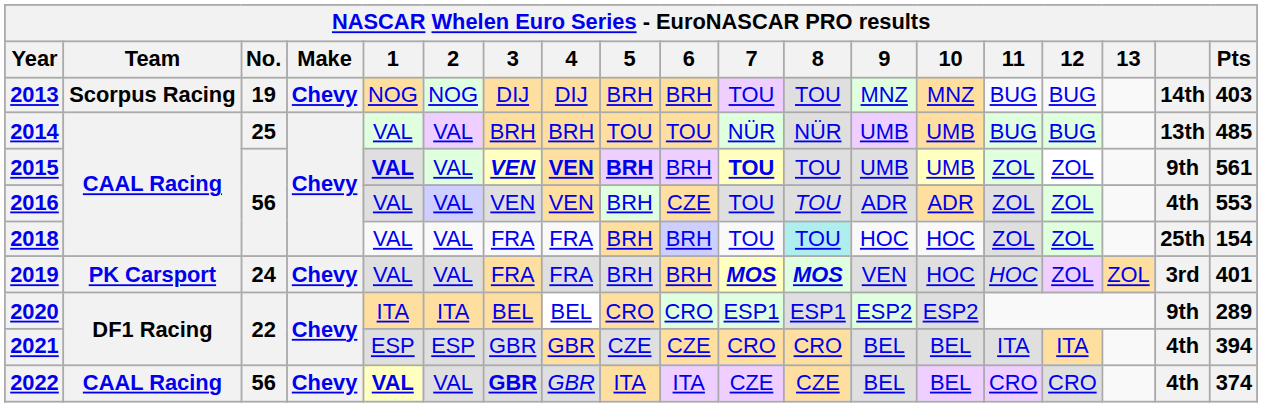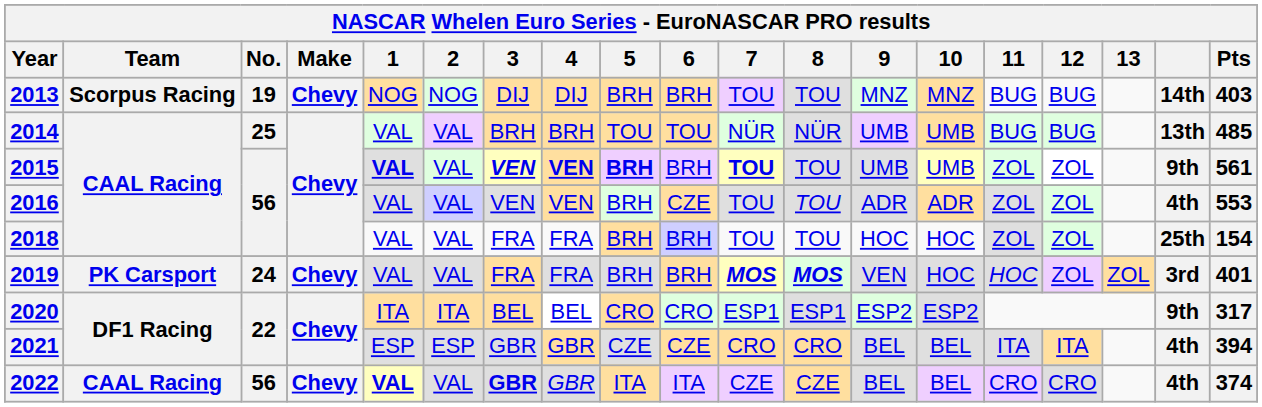(818, 239) paleturquoise background -> (818, 239) no background
(1234, 311) 289 -> (1234, 311) 317
